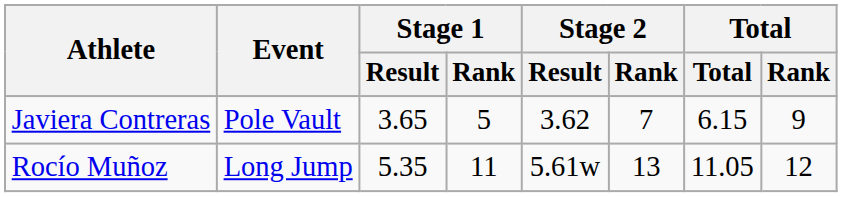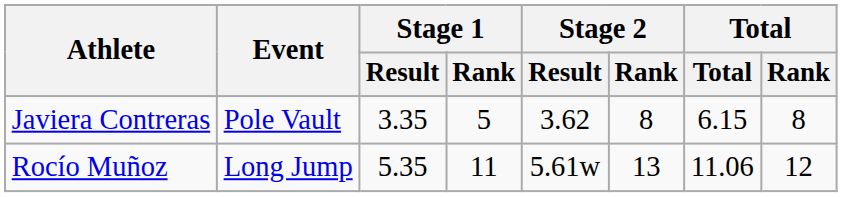(403, 119) 3.65 -> (403, 119) 3.35
(646, 119) 7 -> (646, 119) 8
(799, 119) 9 -> (799, 119) 8
(722, 166) 11.05 -> (722, 166) 11.06
